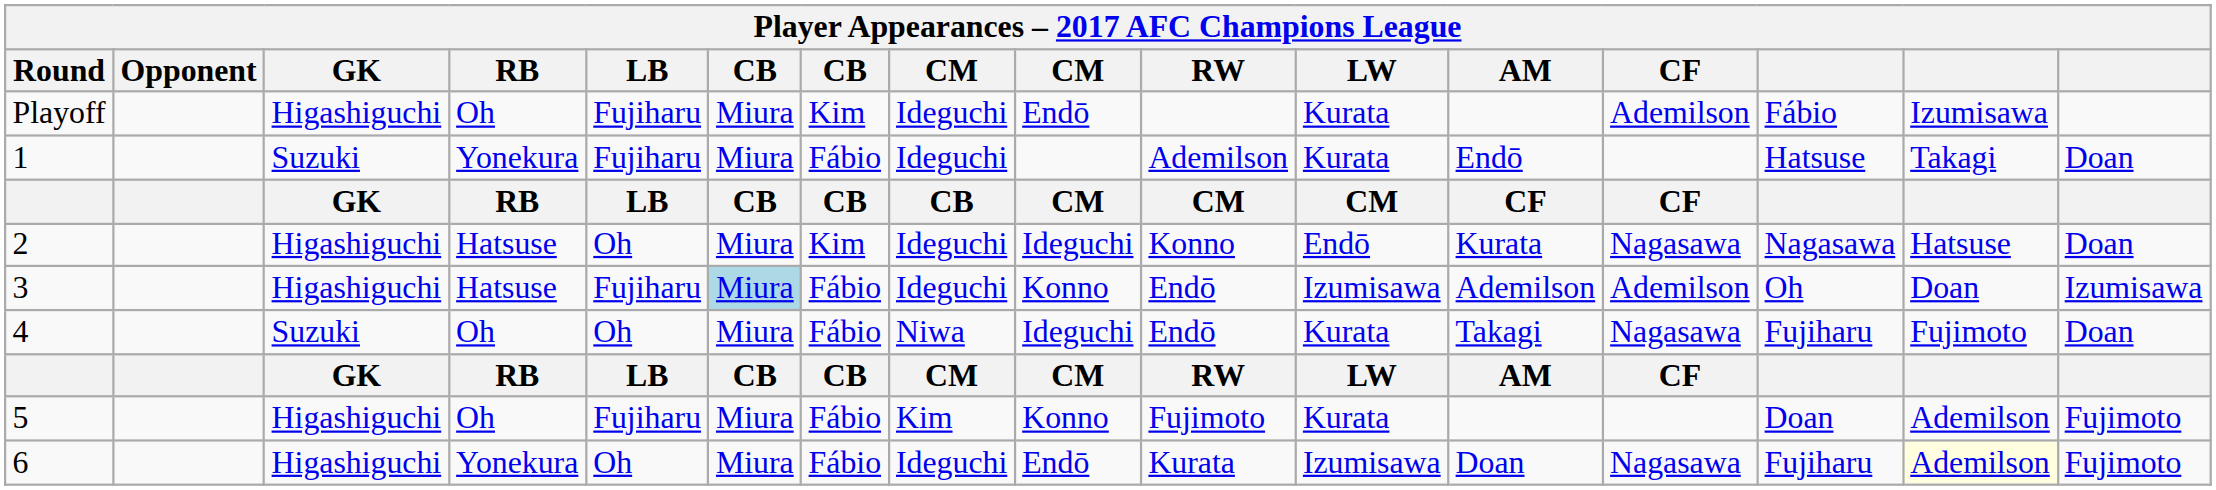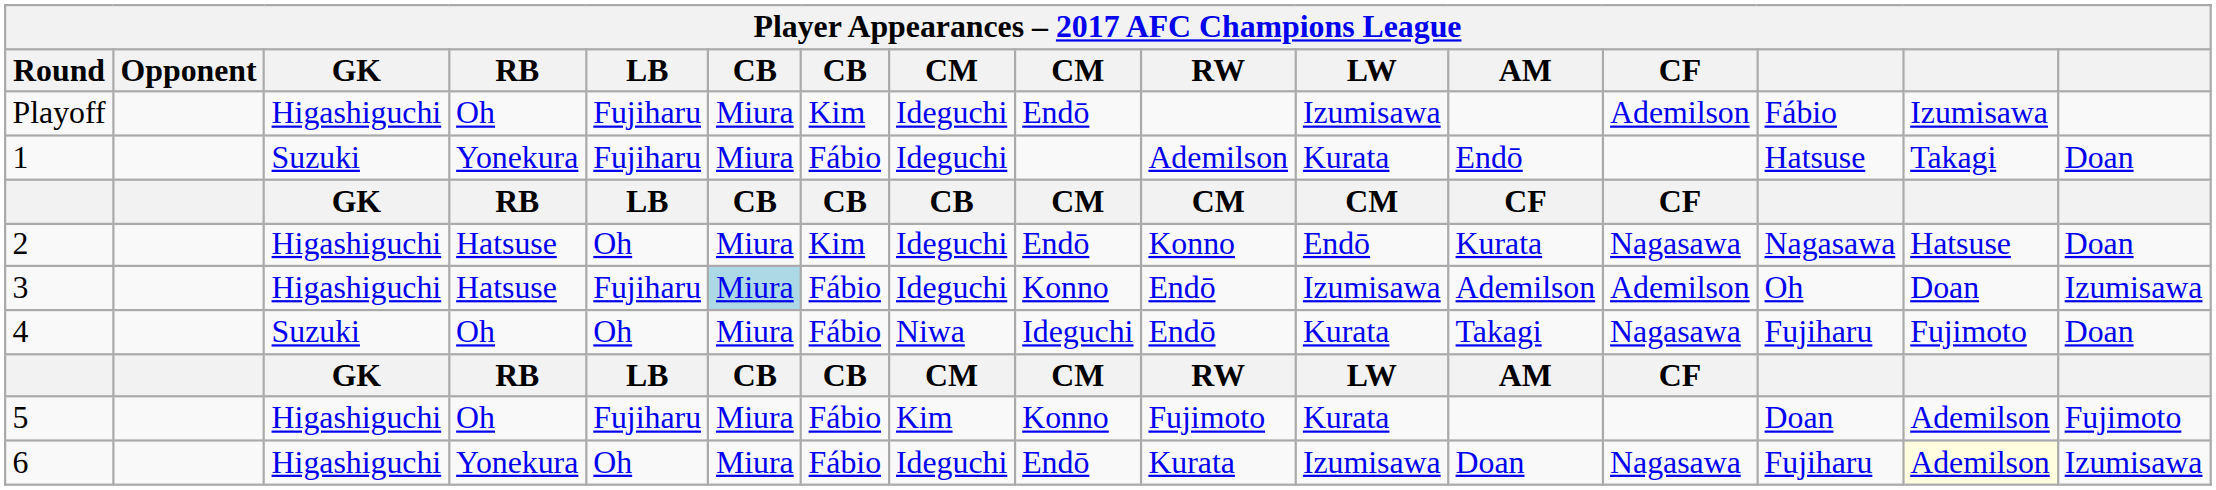(1346, 113) Kurata -> (1372, 113) Izumisawa
(1078, 244) Ideguchi -> (1056, 244) Endō
(2123, 462) Fujimoto -> (2134, 462) Izumisawa
